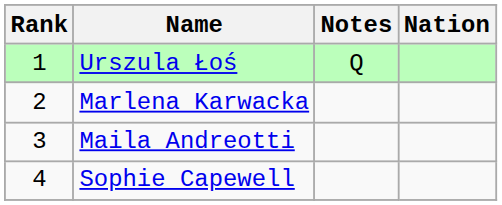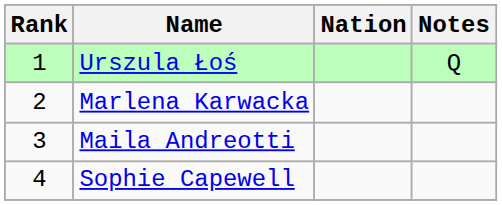columns swapped: (447, 24) <-> (356, 24)
